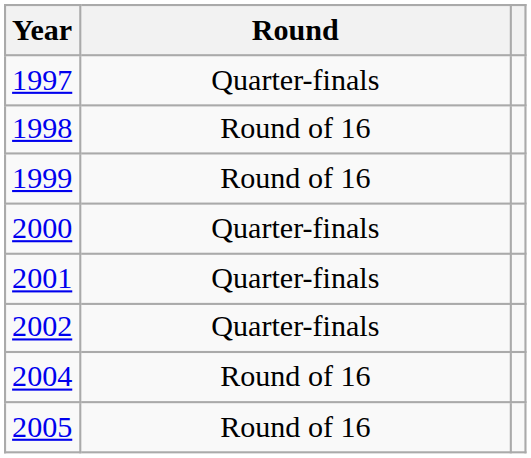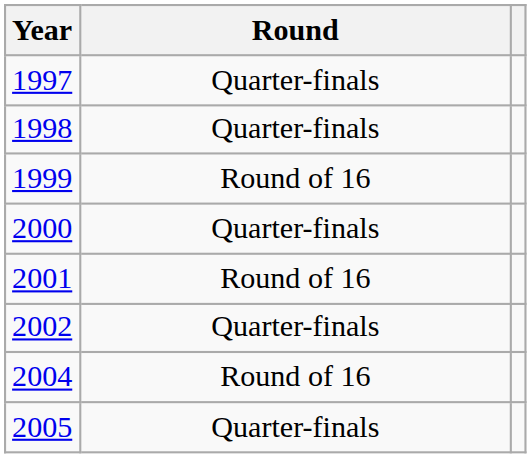(295, 128) Round of 16 -> (295, 128) Quarter-finals
(295, 277) Quarter-finals -> (295, 277) Round of 16
(295, 426) Round of 16 -> (295, 426) Quarter-finals
